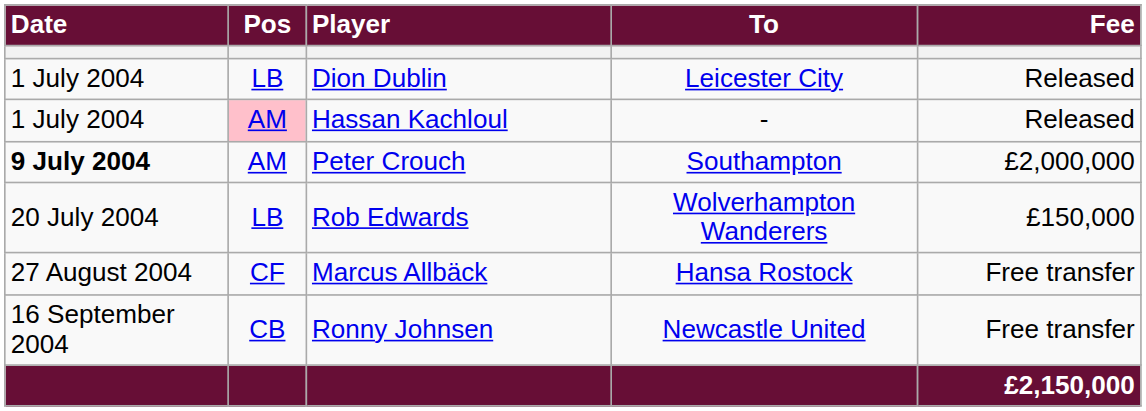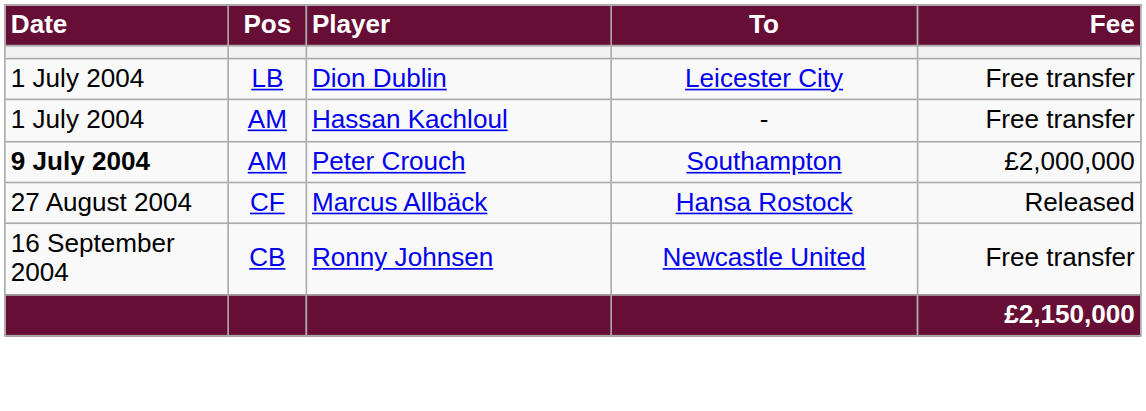(1080, 78) Released -> (1060, 78) Free transfer
(267, 119) pink background -> (267, 119) no background
(1080, 119) Released -> (1060, 119) Free transfer
- row: (390, 217)
(1060, 273) Free transfer -> (1080, 202) Released
